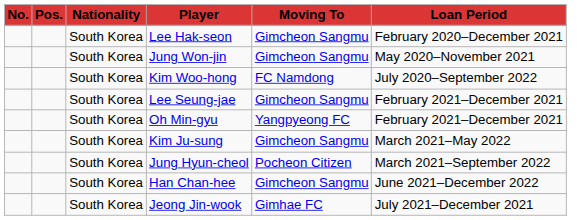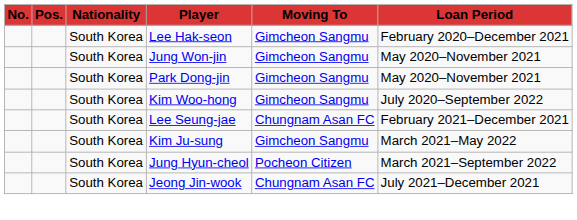+ row: (189, 78)
(294, 78) FC Namdong -> (312, 99) Gimcheon Sangmu
(312, 99) Gimcheon Sangmu -> (315, 120) Chungnam Asan FC
- row: (183, 120)
- row: (192, 183)
(289, 204) Gimhae FC -> (315, 183) Chungnam Asan FC
